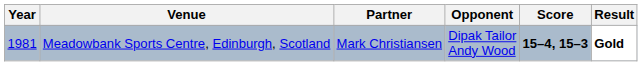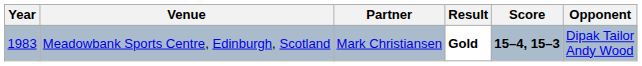columns swapped: (482, 15) <-> (614, 15)
(22, 43) 1981 -> (22, 43) 1983
